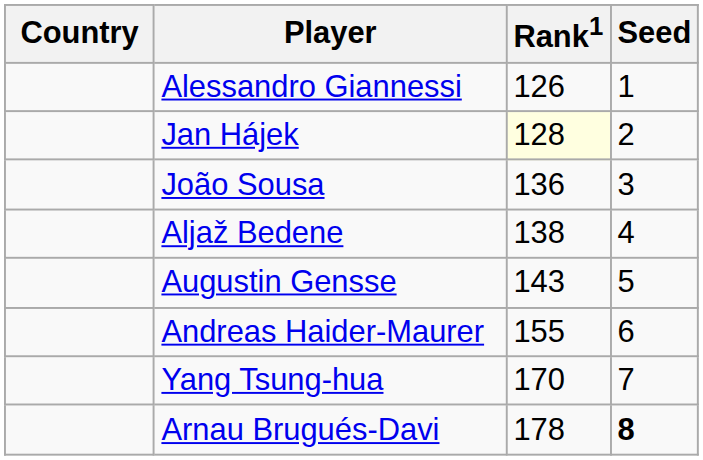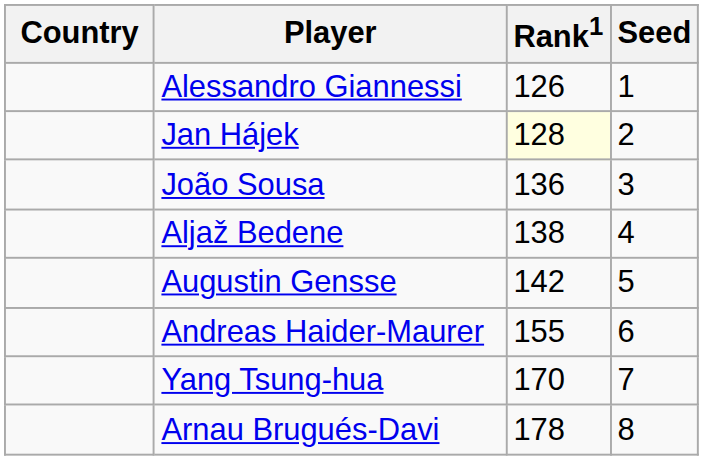(539, 282) 143 -> (539, 282) 142
(626, 429) bold -> (626, 429) normal
